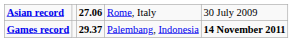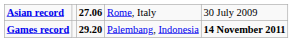(90, 29) 29.37 -> (90, 29) 29.20
